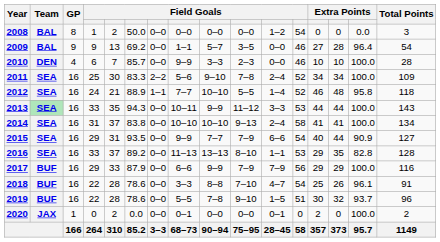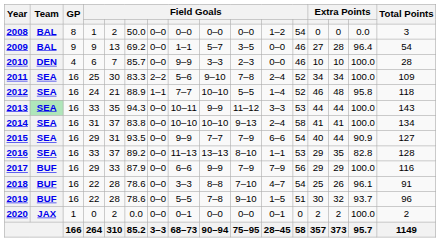(338, 214) 0 -> (338, 214) 2
